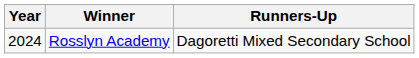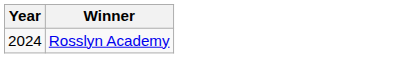- column: (294, 16)
